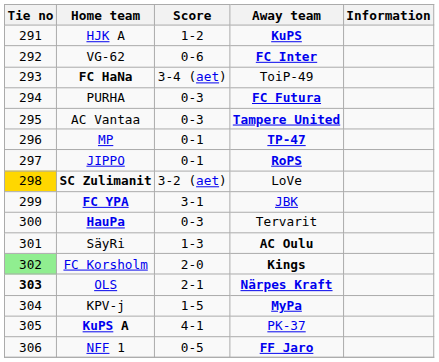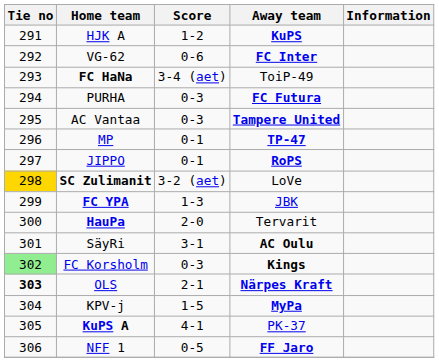(192, 202) 3-1 -> (192, 202) 1-3
(192, 223) 0-3 -> (192, 223) 2-0
(192, 243) 1-3 -> (192, 243) 3-1
(192, 264) 2-0 -> (192, 264) 0-3
